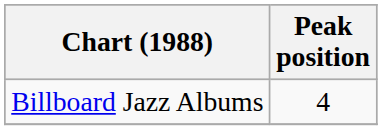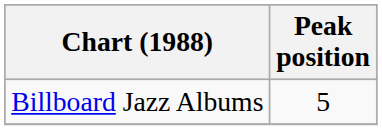(323, 101) 4 -> (323, 101) 5
